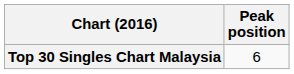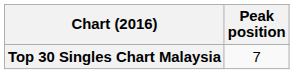(257, 56) 6 -> (257, 56) 7
